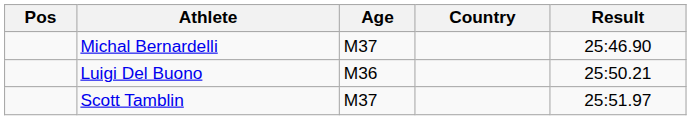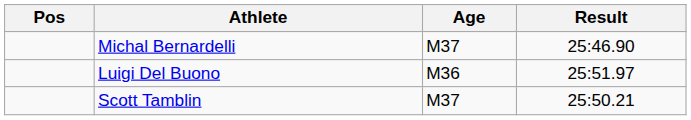- column: (482, 18)
(618, 73) 25:50.21 -> (601, 73) 25:51.97
(618, 100) 25:51.97 -> (601, 100) 25:50.21
